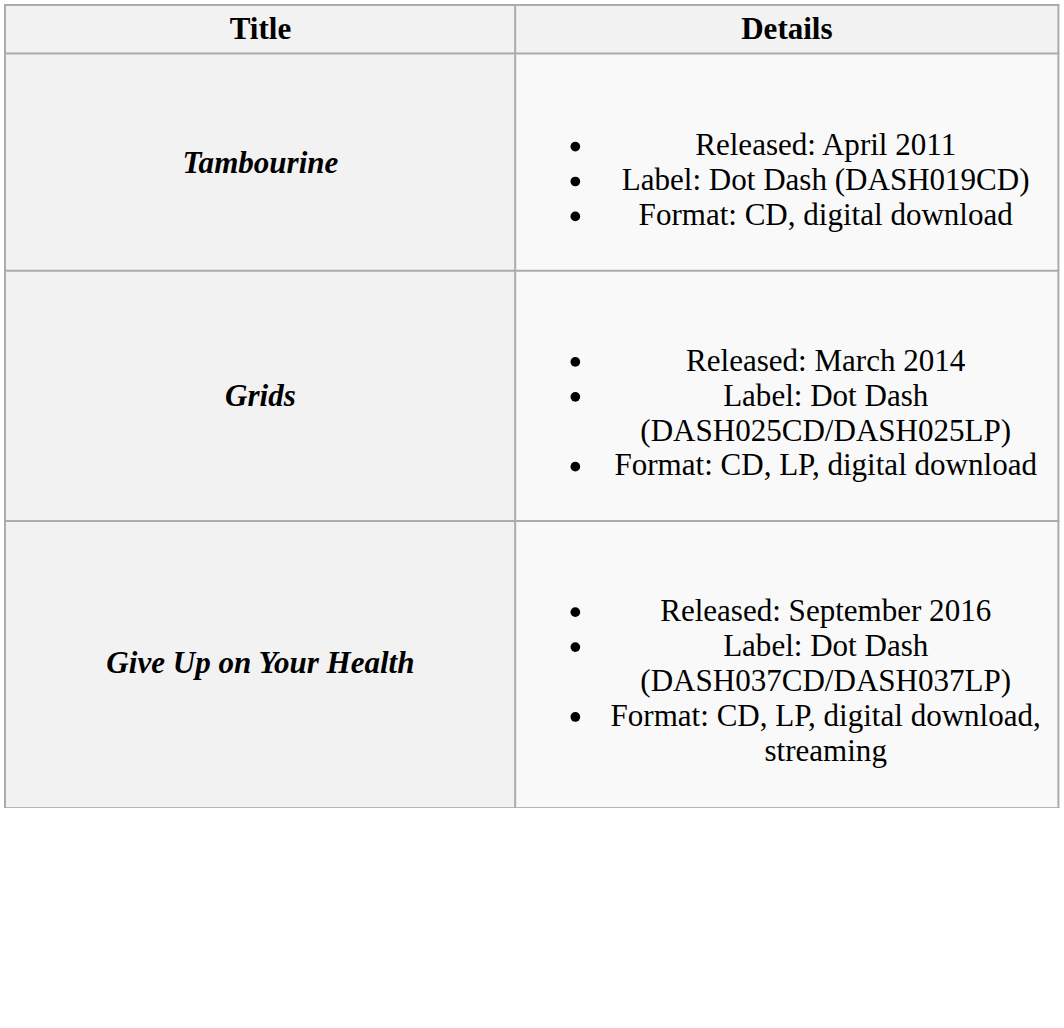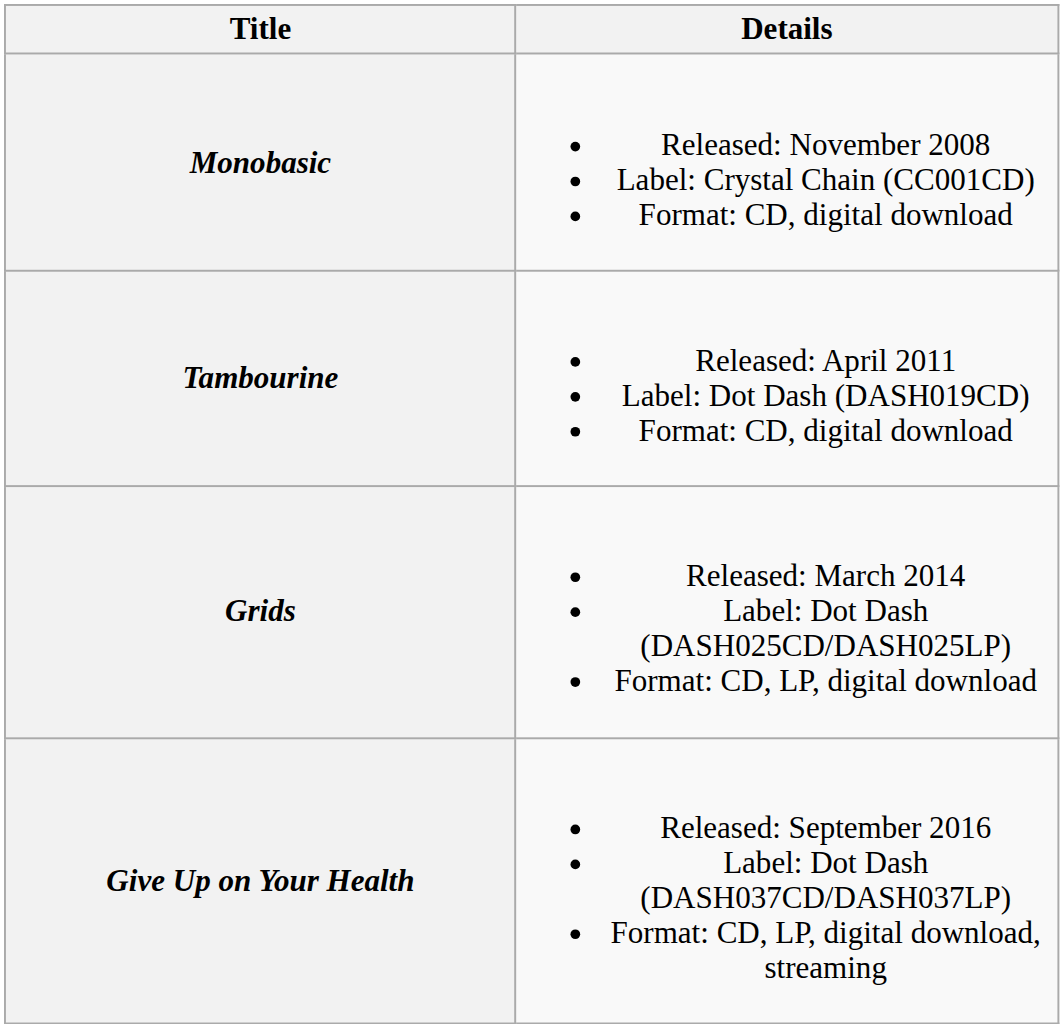+ row: (260, 161)
